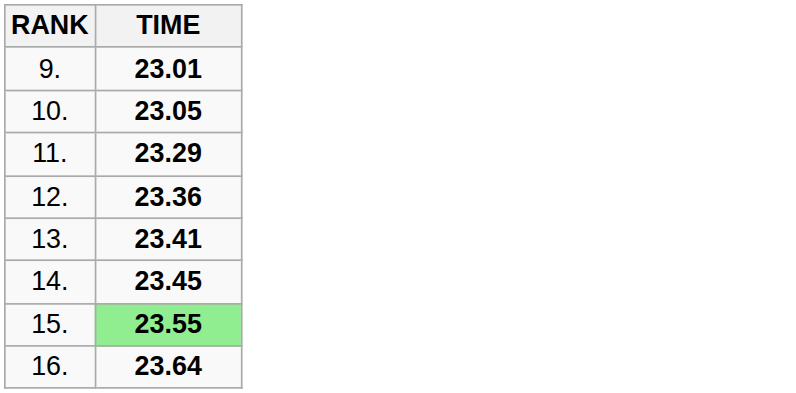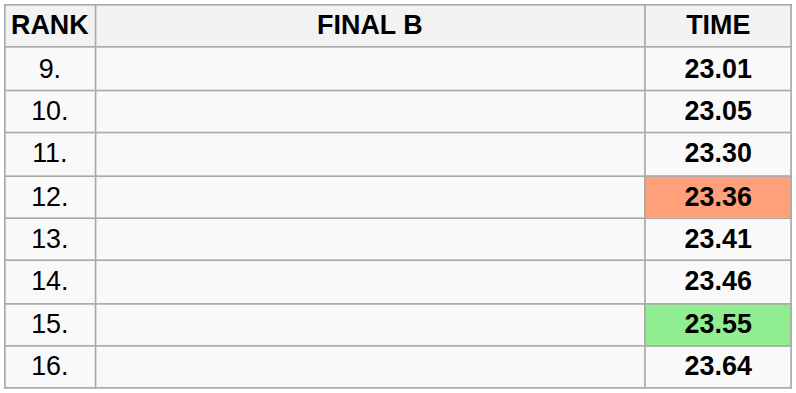+ column: (370, 25)
(168, 153) 23.29 -> (718, 153) 23.30
(168, 196) no background -> (718, 196) lightsalmon background
(168, 281) 23.45 -> (718, 281) 23.46
